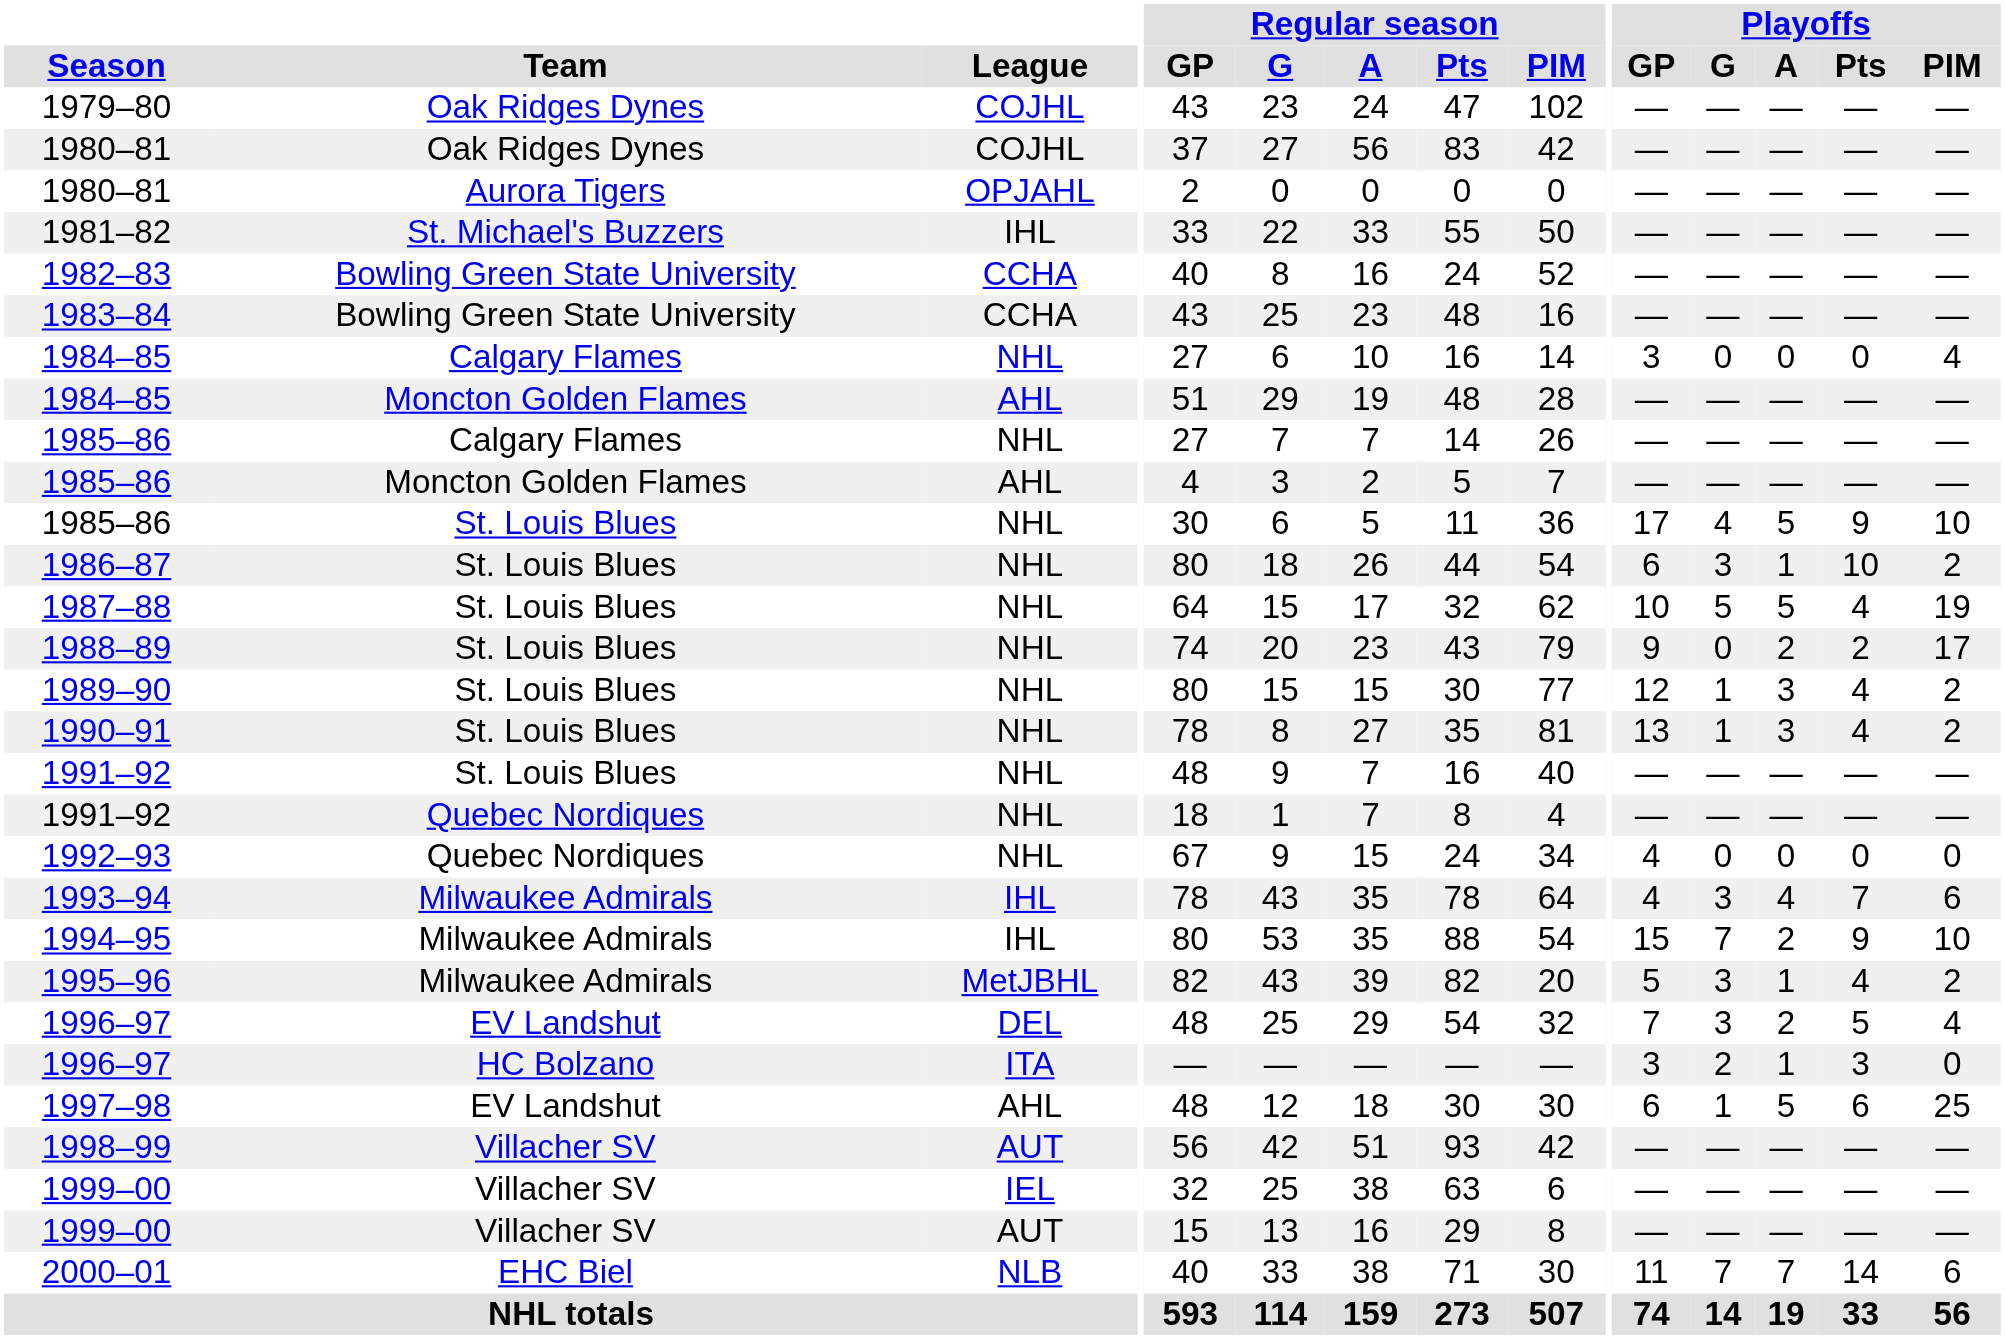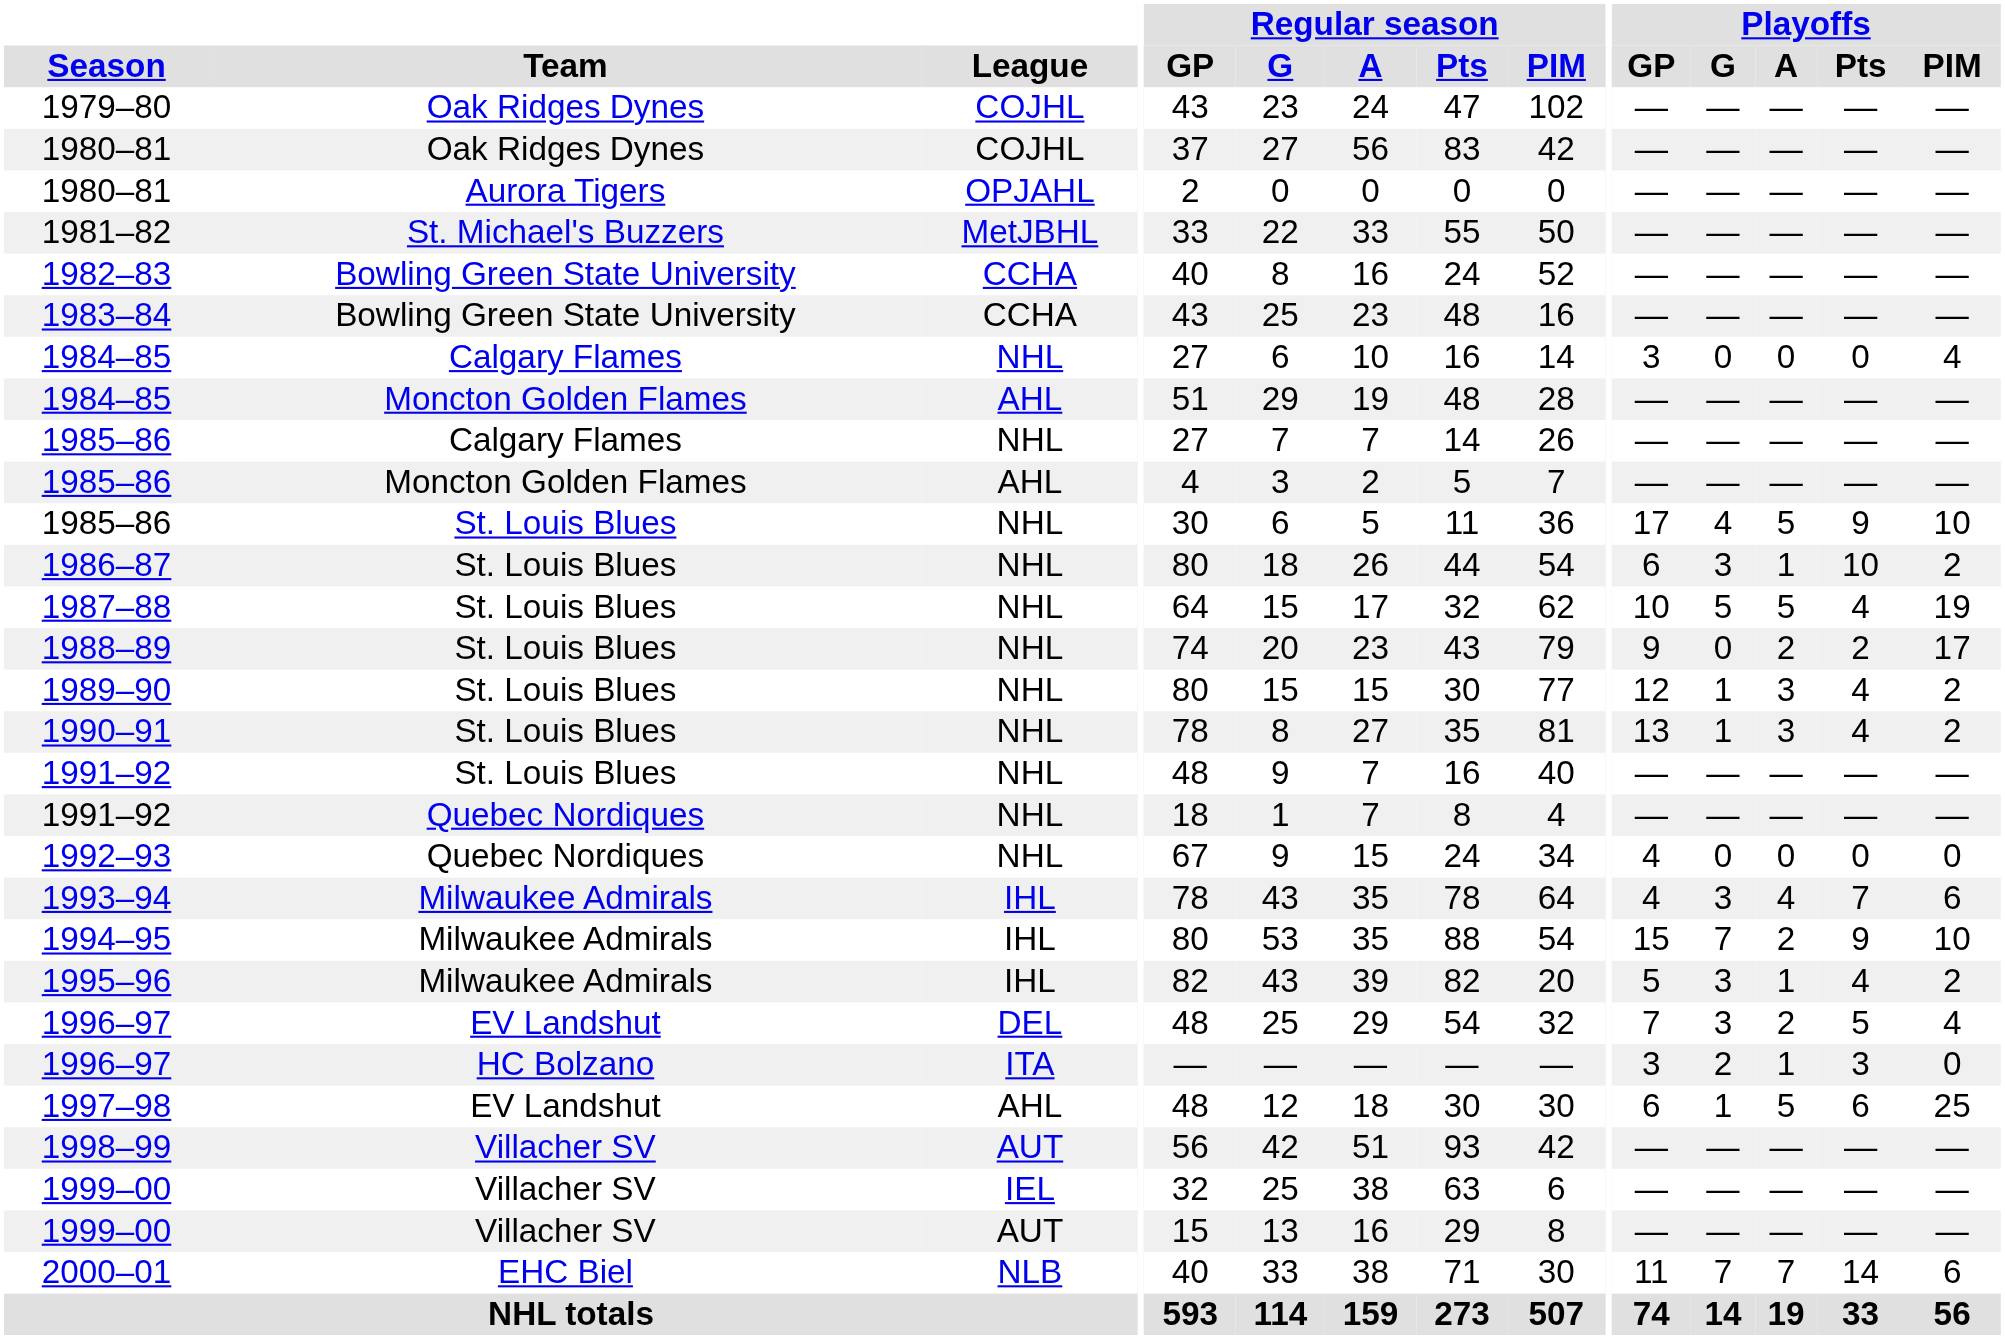(1030, 232) IHL -> (1030, 232) MetJBHL
(1030, 981) MetJBHL -> (1030, 981) IHL
